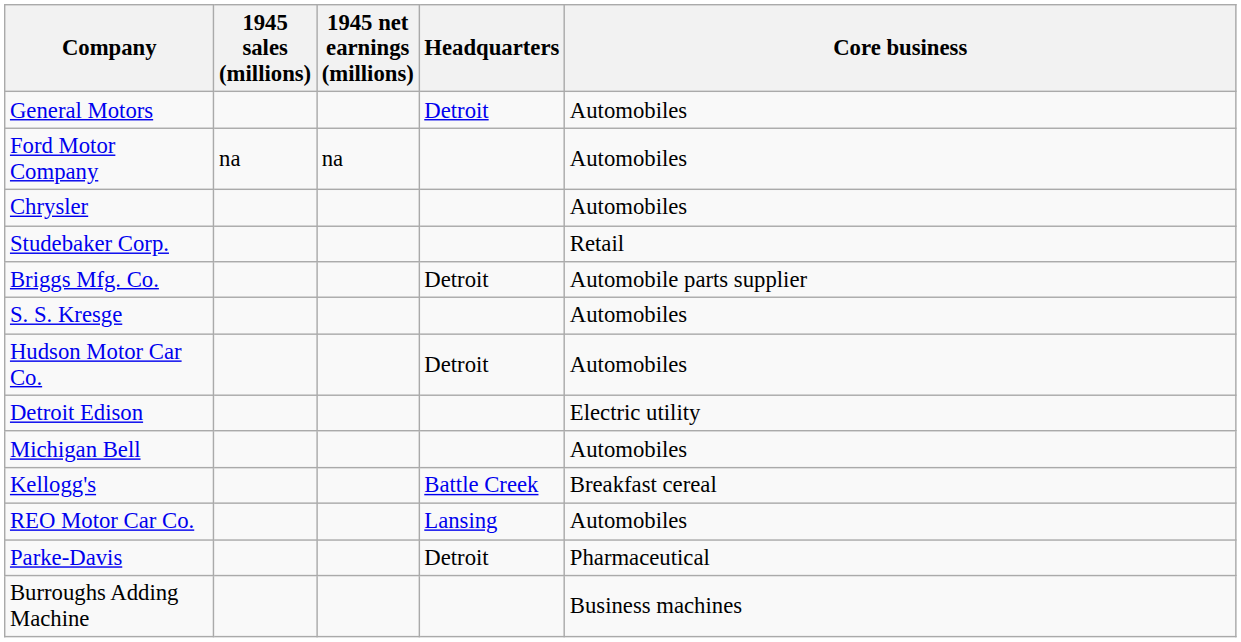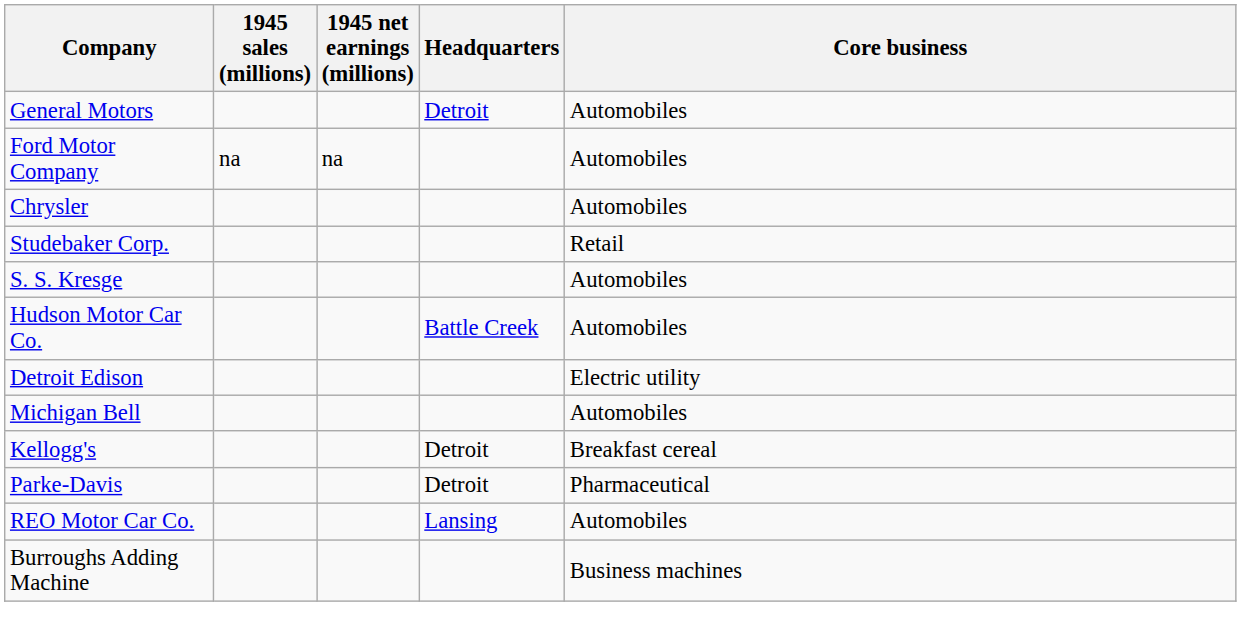- row: (84, 279)
(456, 364) Detroit -> (481, 328) Battle Creek
(481, 485) Battle Creek -> (456, 449) Detroit
rows swapped: (66, 557) <-> (102, 521)
